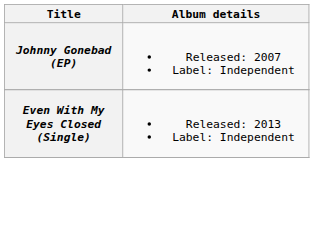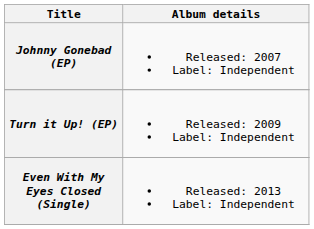+ row: (64, 124)
